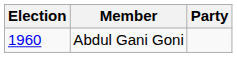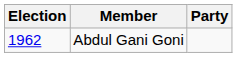(25, 40) 1960 -> (25, 40) 1962
